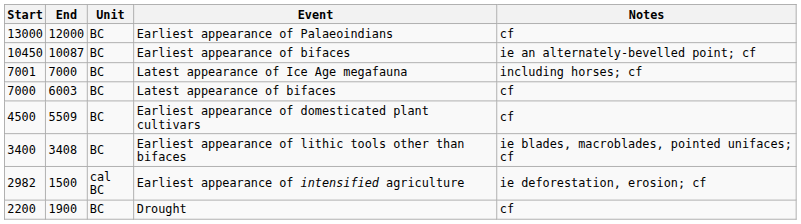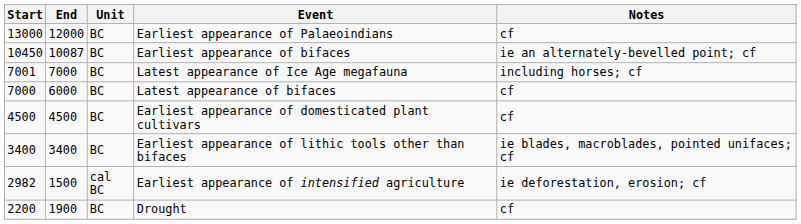(63, 91) 6003 -> (63, 91) 6000
(63, 117) 5509 -> (63, 117) 4500
(63, 150) 3408 -> (63, 150) 3400
